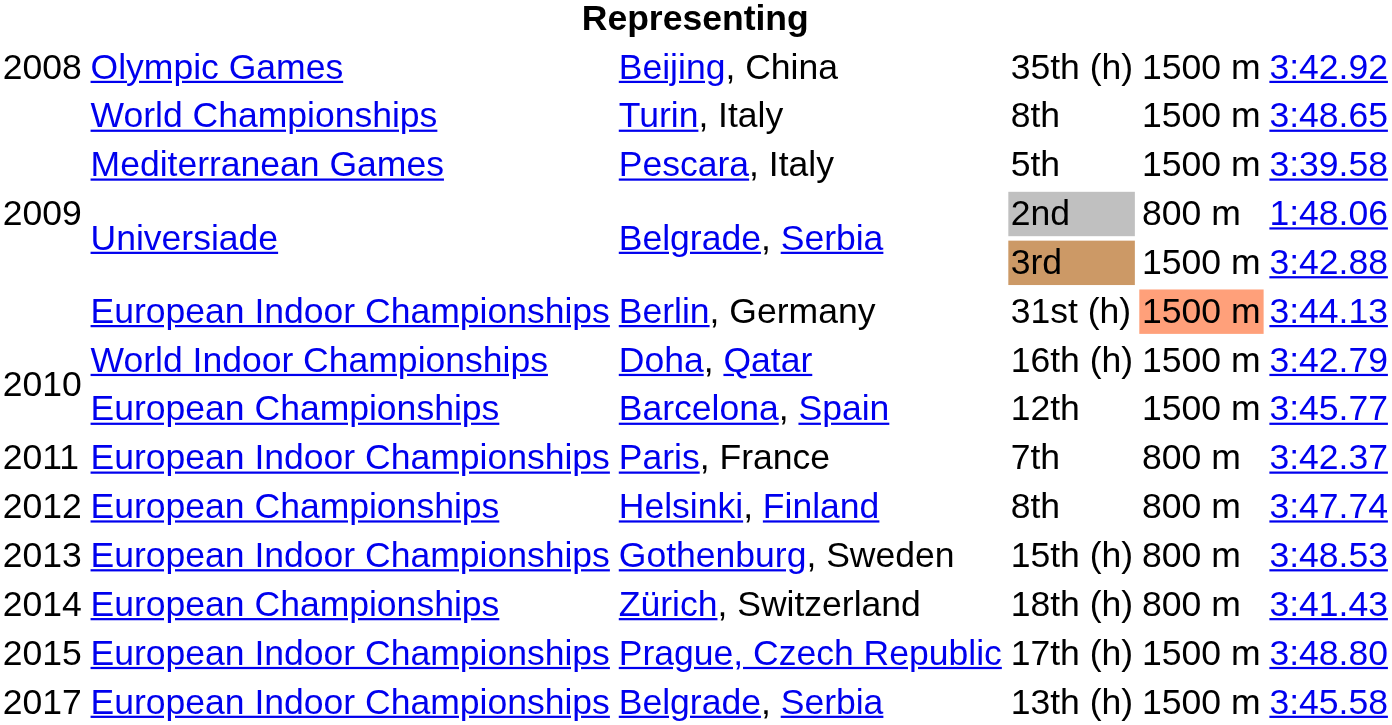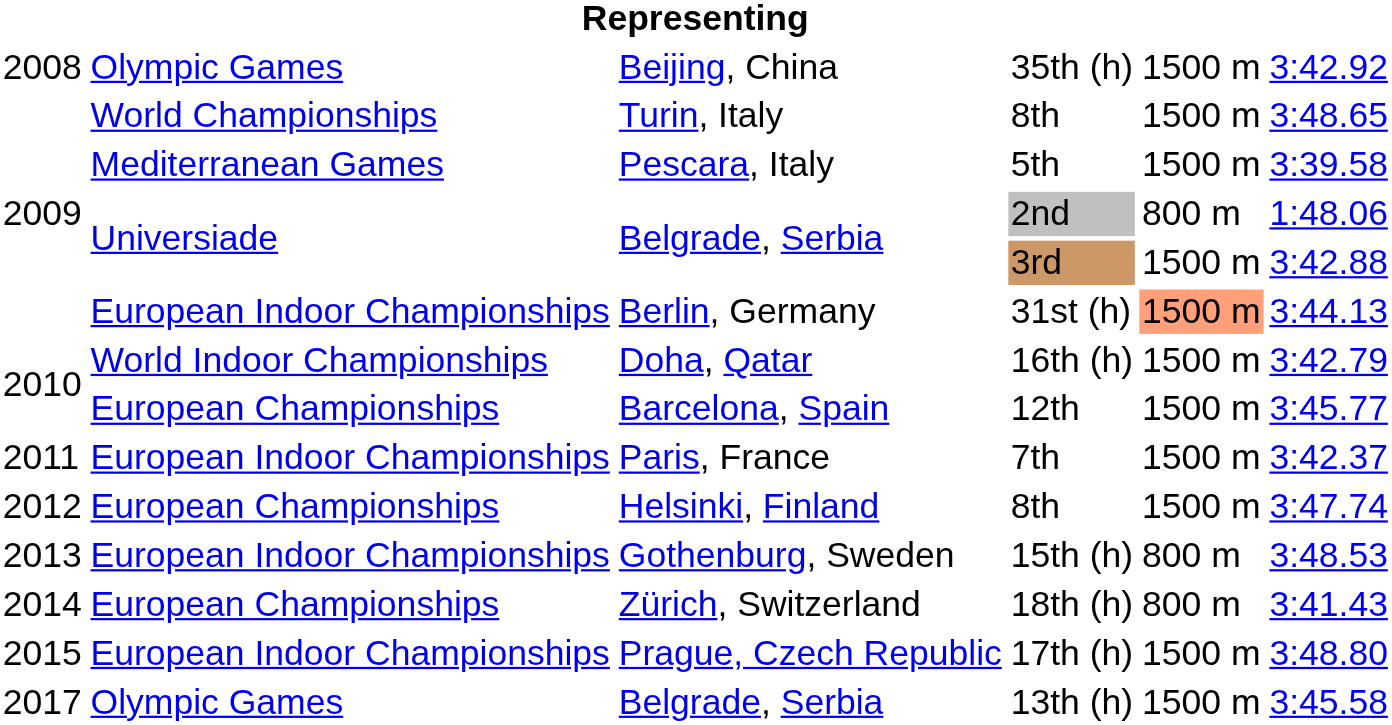(1191, 457) 800 m -> (1201, 457) 1500 m
(1191, 506) 800 m -> (1201, 506) 1500 m
(350, 701) European Indoor Championships -> (217, 701) Olympic Games
